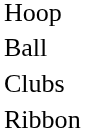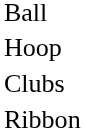rows swapped: (33, 12) <-> (26, 47)
